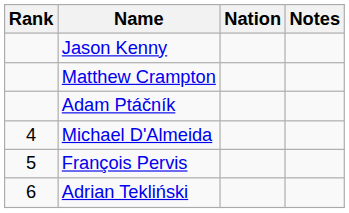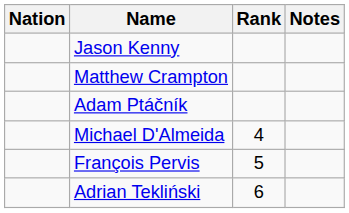columns swapped: (31, 18) <-> (253, 18)
